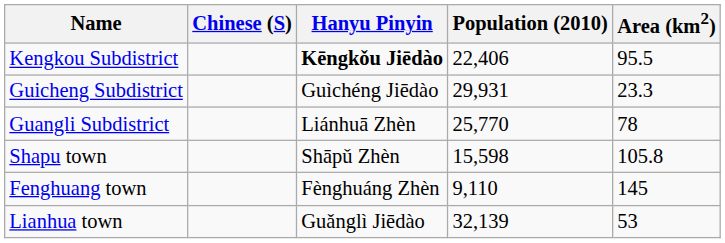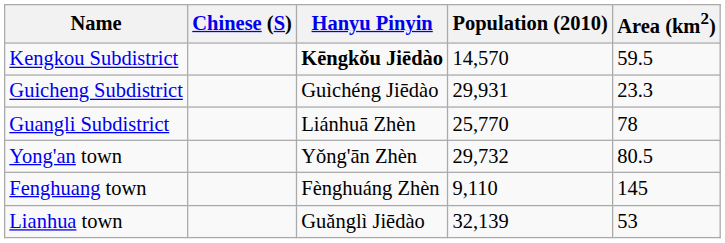(481, 58) 22,406 -> (481, 58) 14,570
(635, 58) 95.5 -> (635, 58) 59.5
+ row: (66, 156)
- row: (58, 156)
